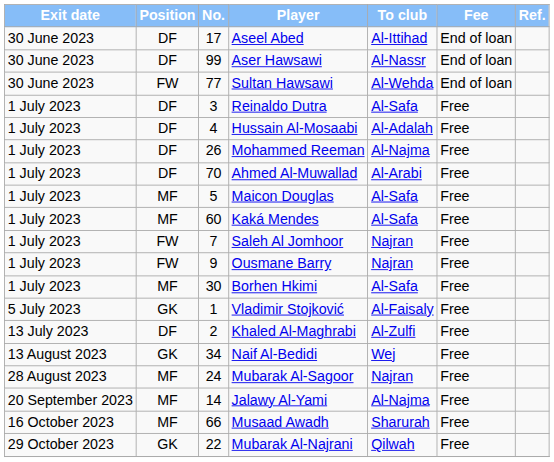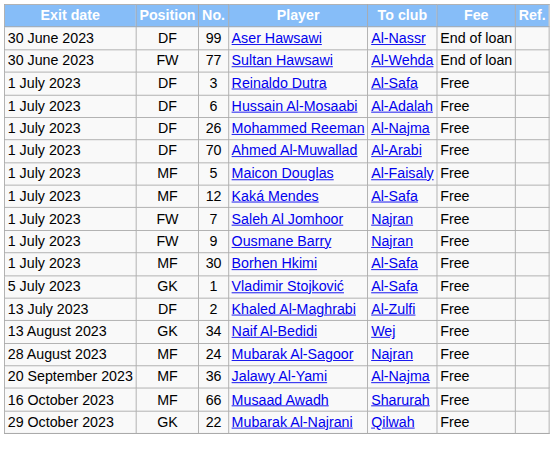- row: (268, 38)
(214, 128) 4 -> (214, 106) 6
(395, 196) Al-Safa -> (402, 173) Al-Faisaly
(214, 219) 60 -> (214, 196) 12
(402, 309) Al-Faisaly -> (395, 286) Al-Safa
(214, 399) 14 -> (214, 377) 36
